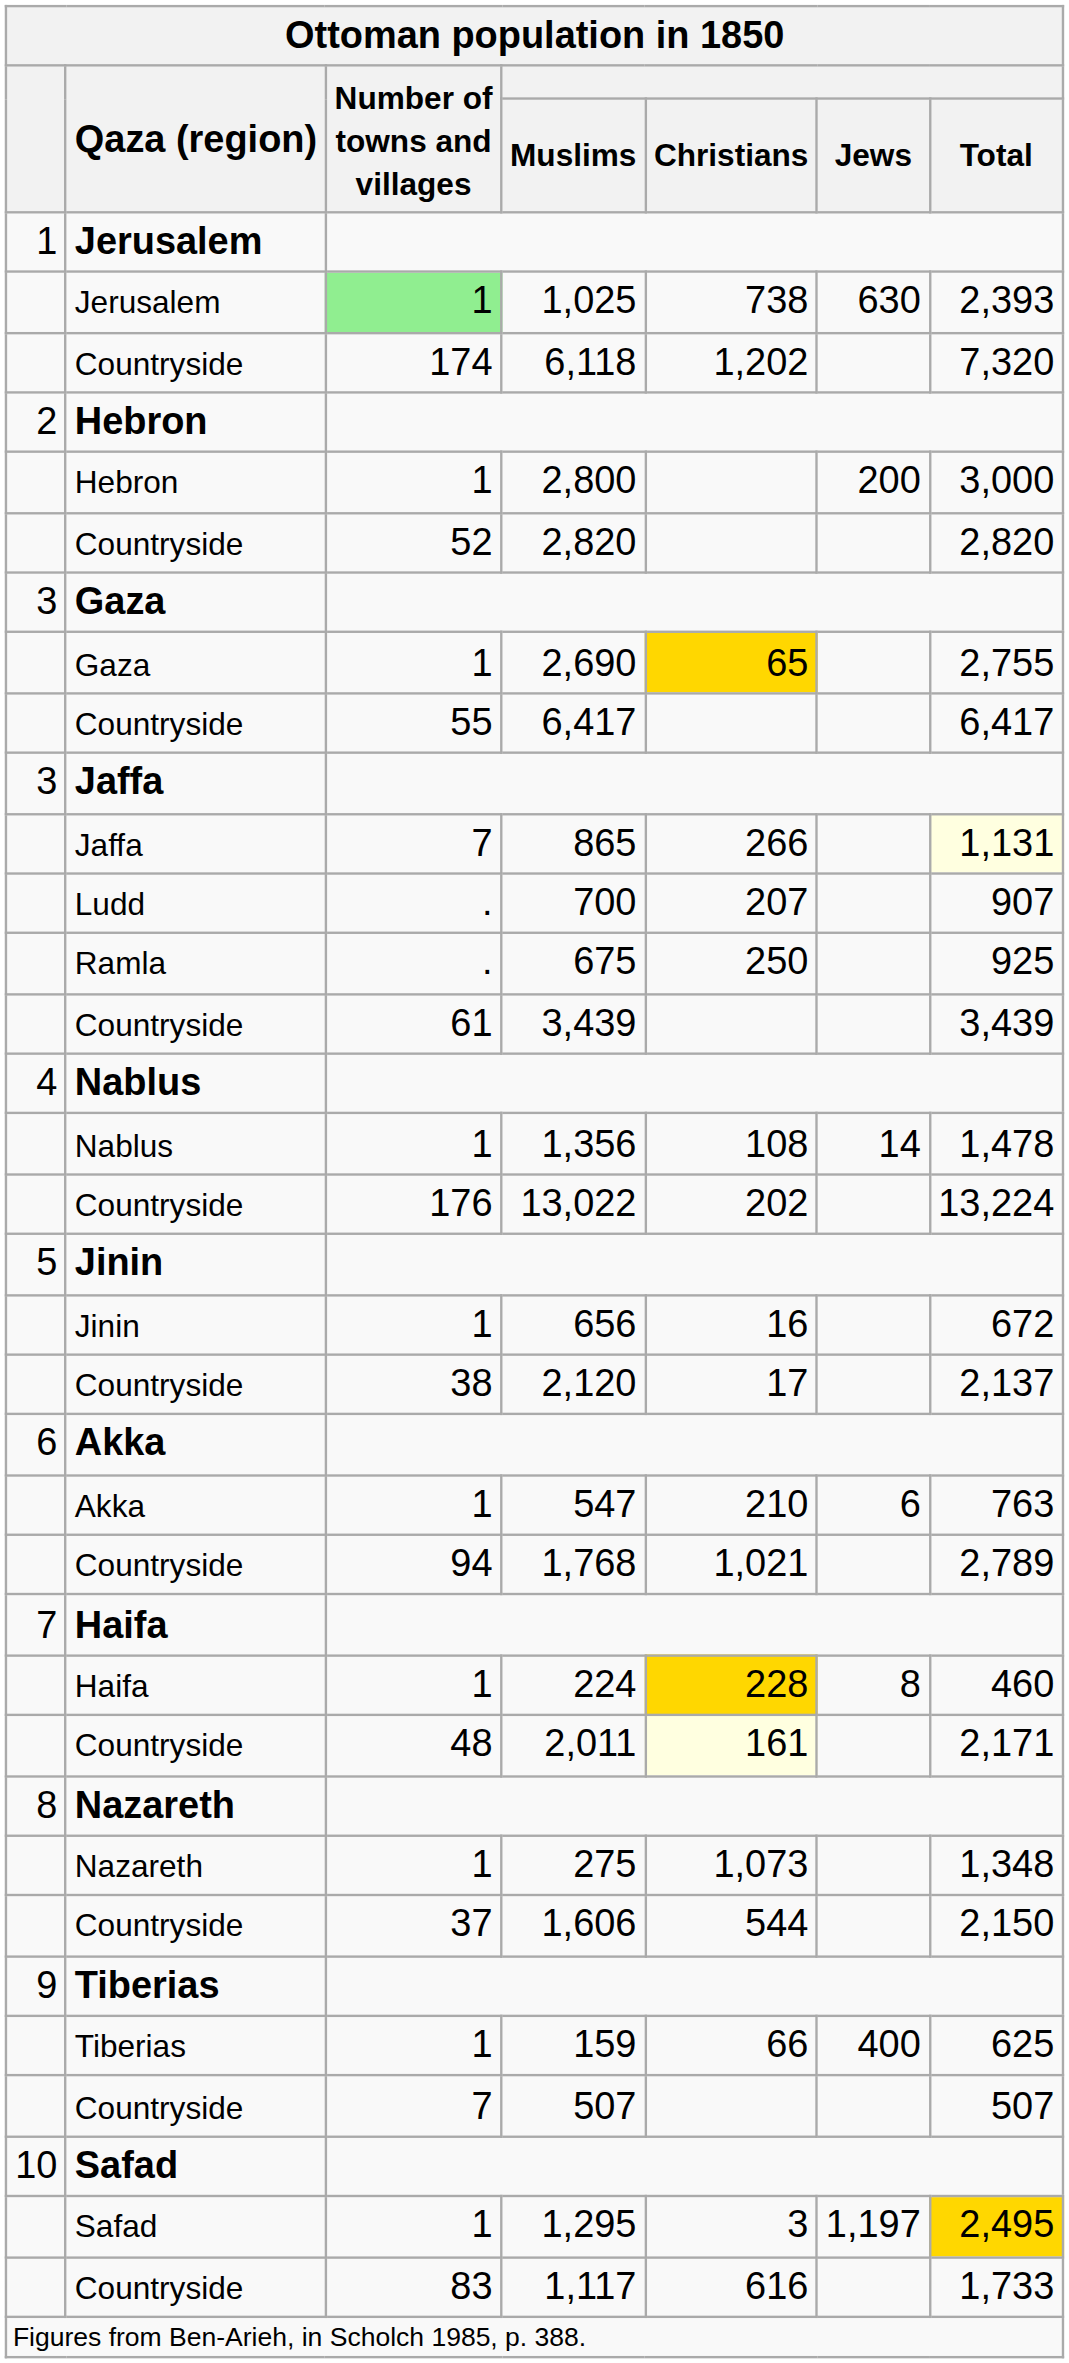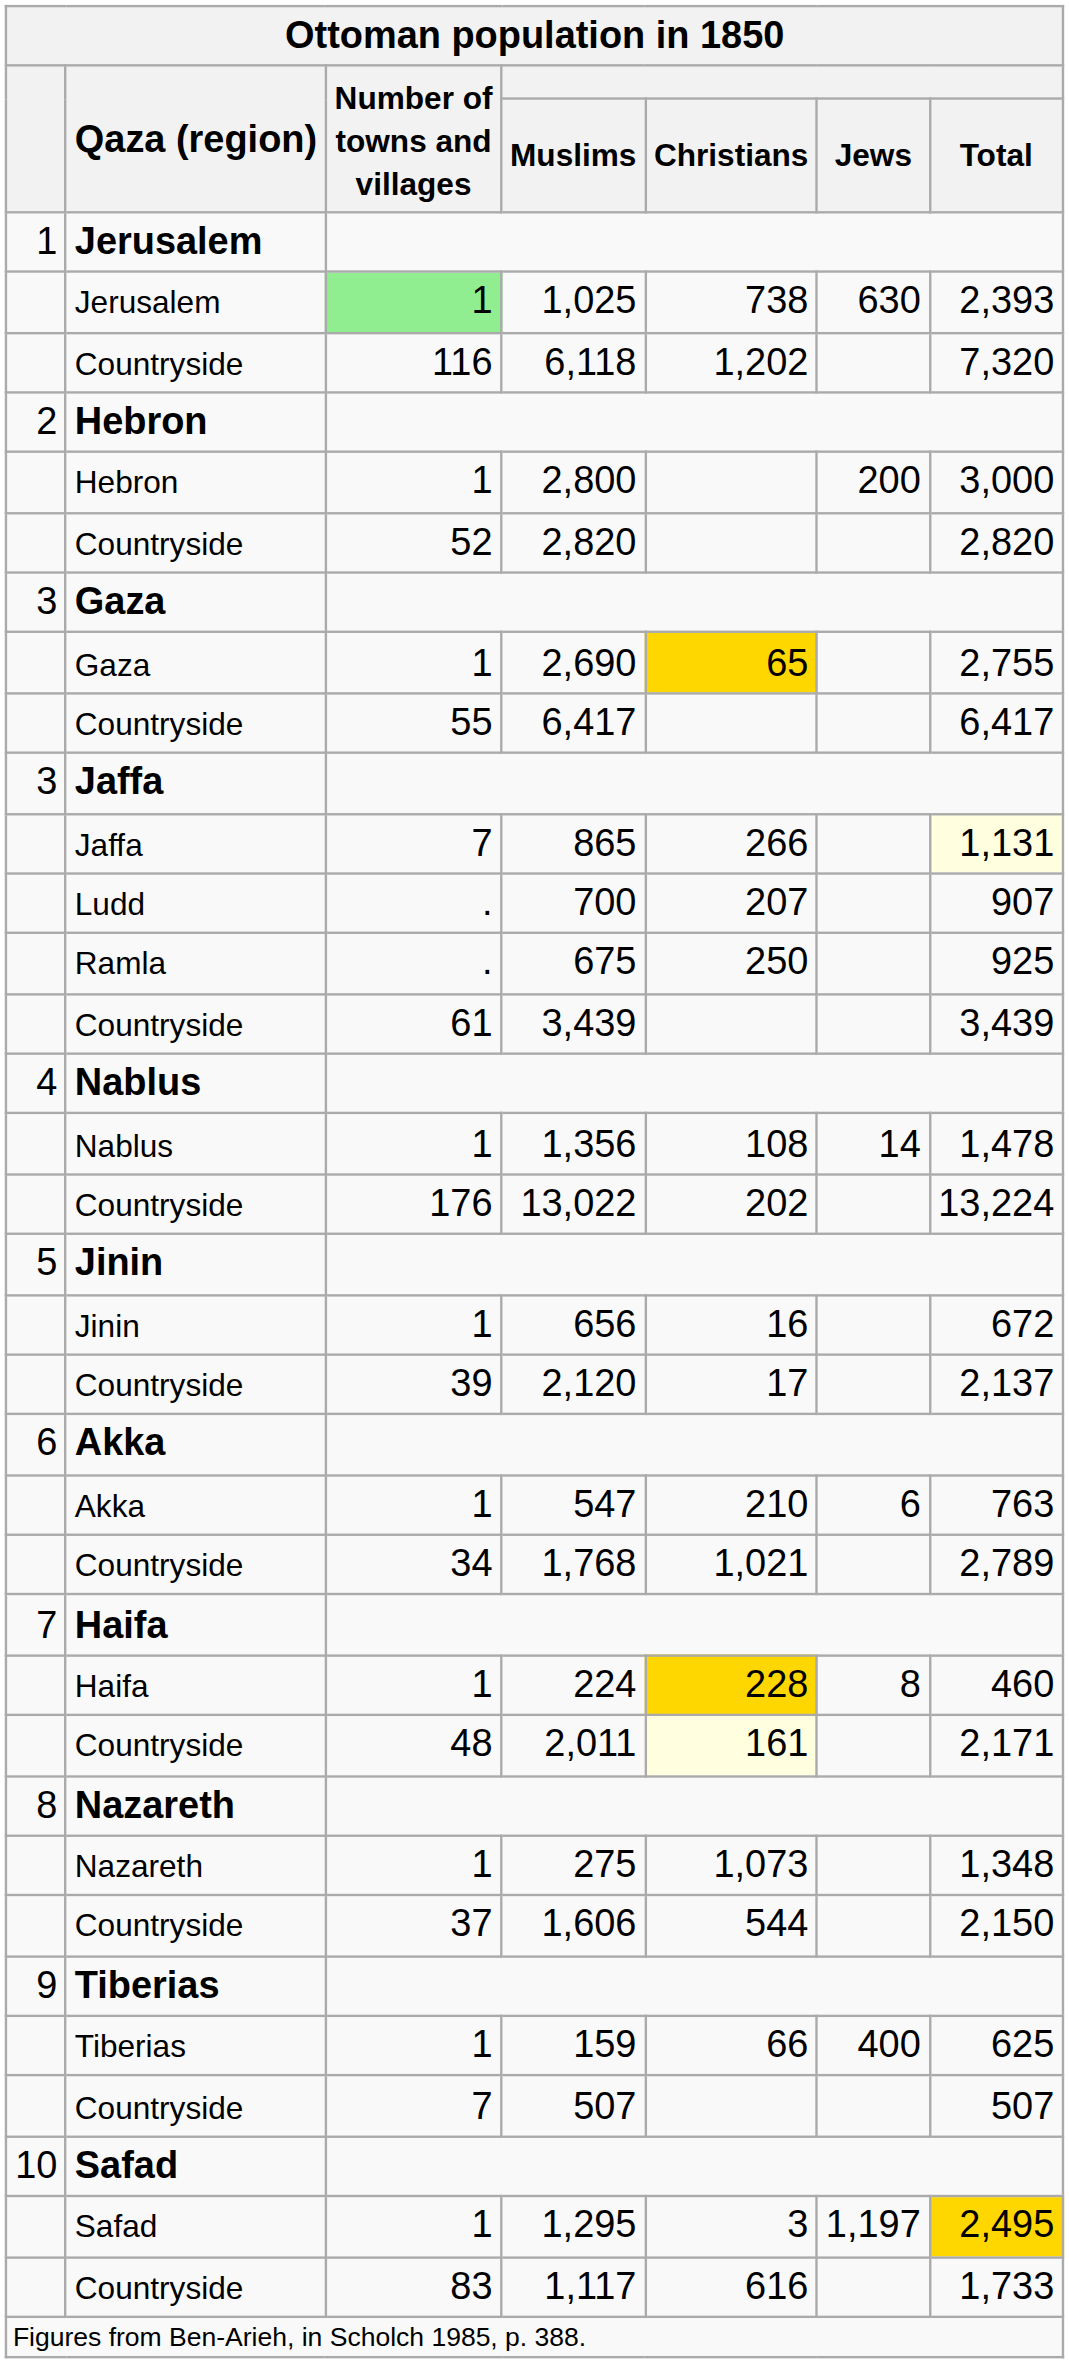(461, 361) 174 -> (462, 361) 116
(471, 1383) 38 -> (471, 1383) 39
(471, 1564) 94 -> (471, 1564) 34
